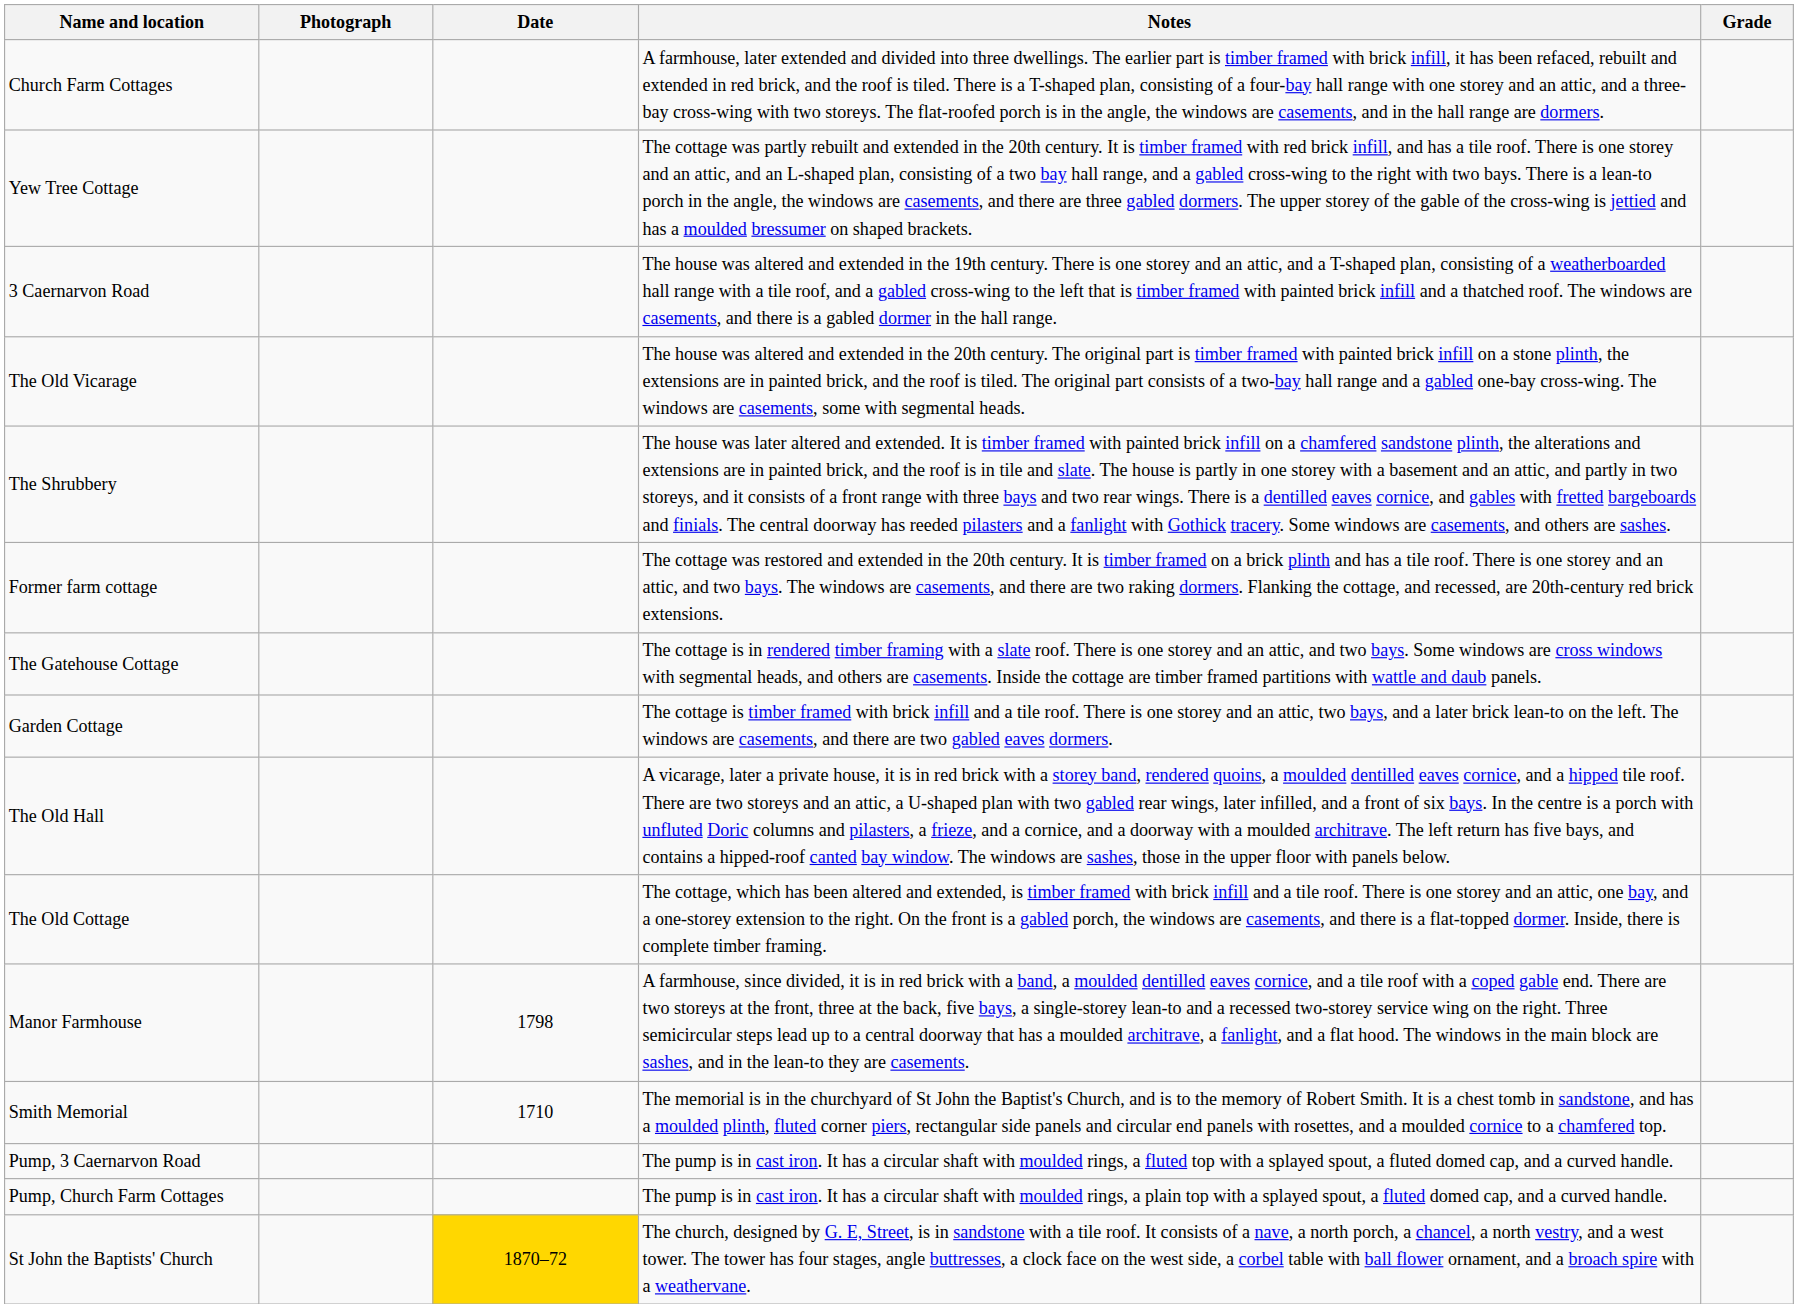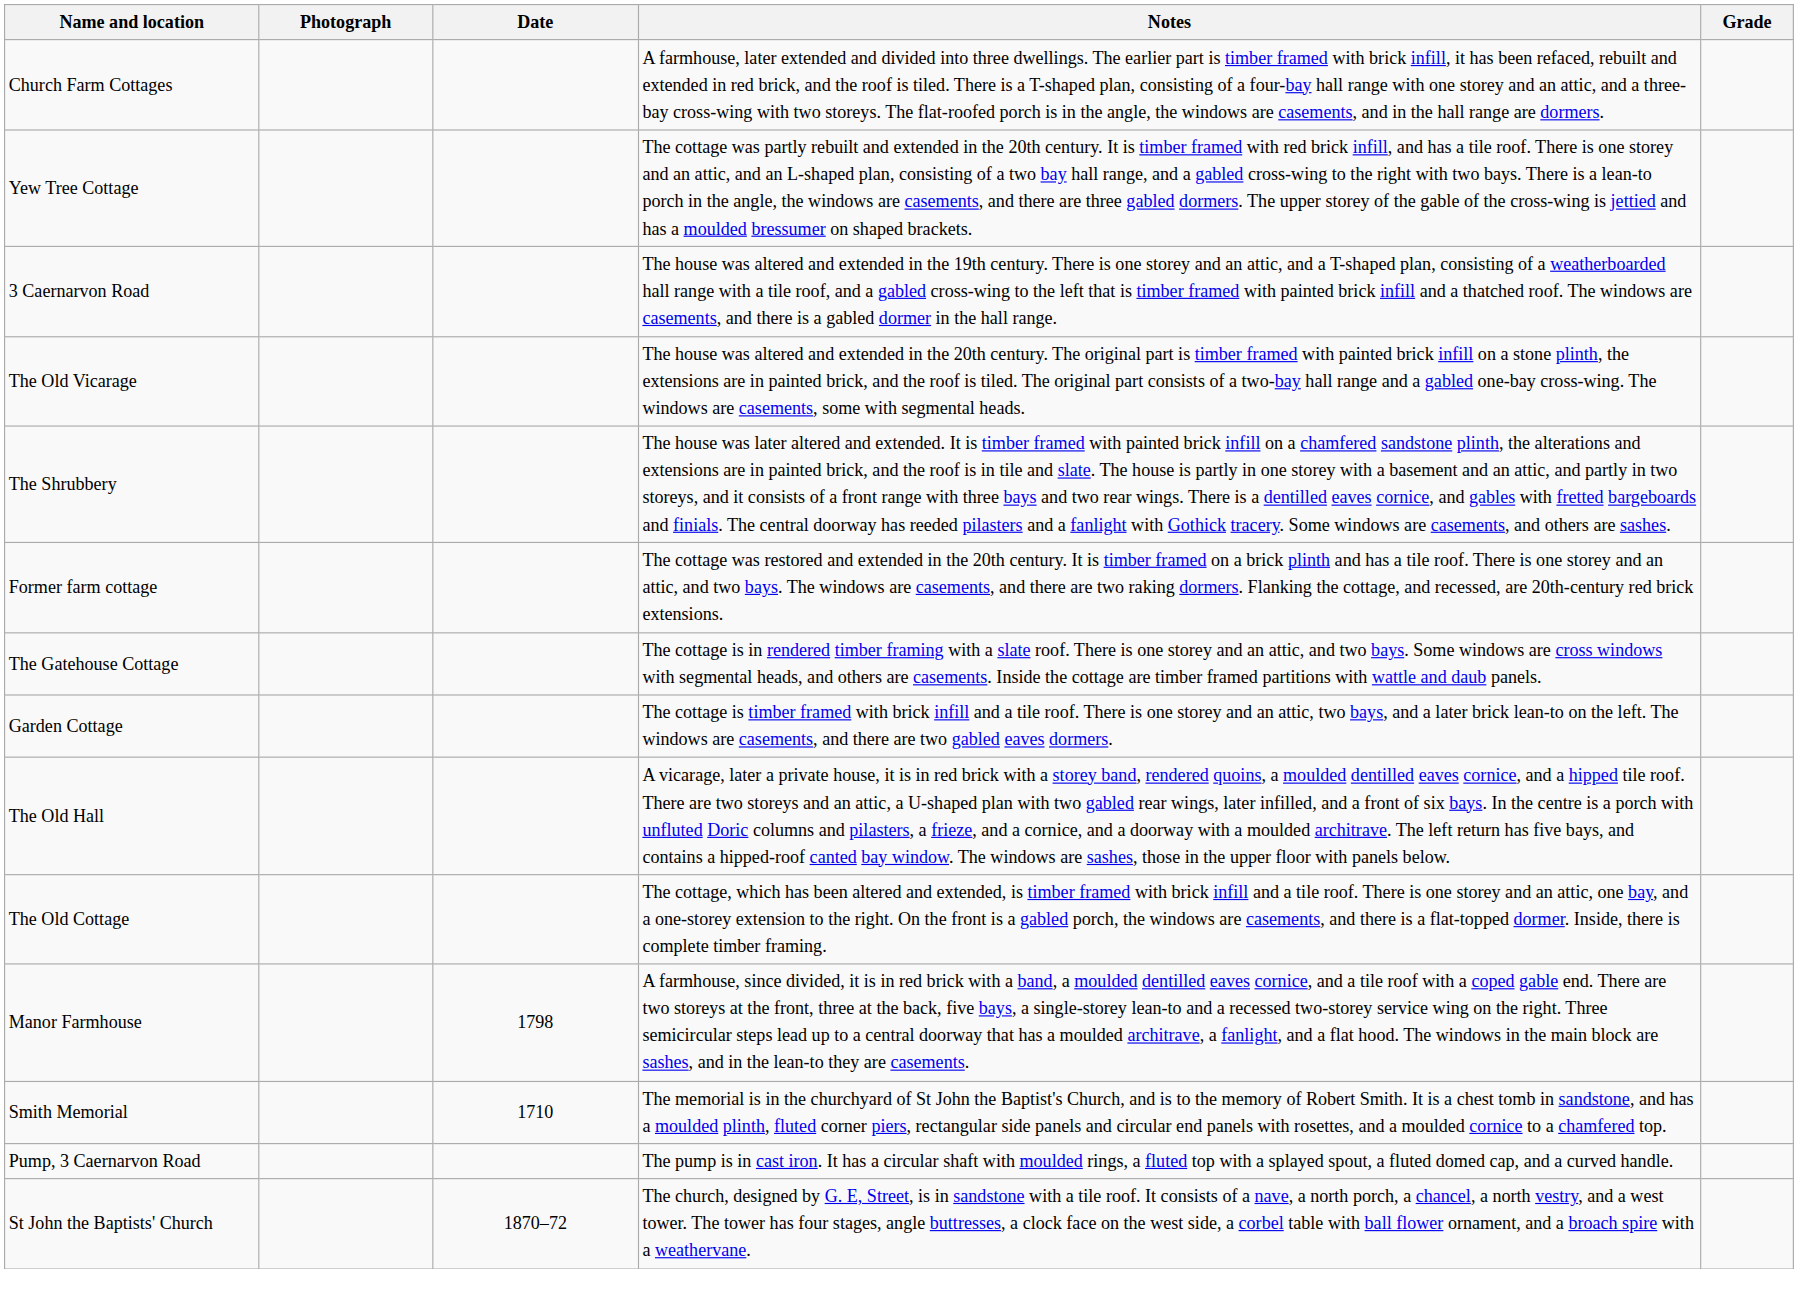- row: (116, 1196)
(535, 1259) gold background -> (535, 1223) no background
